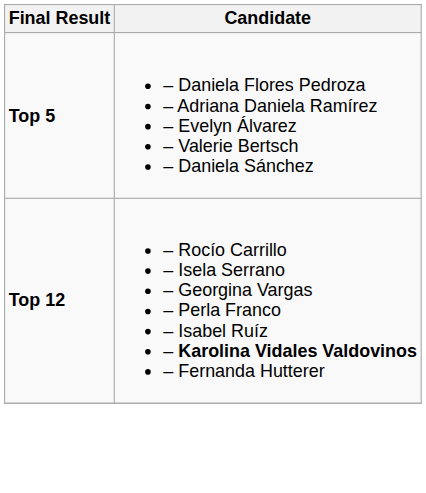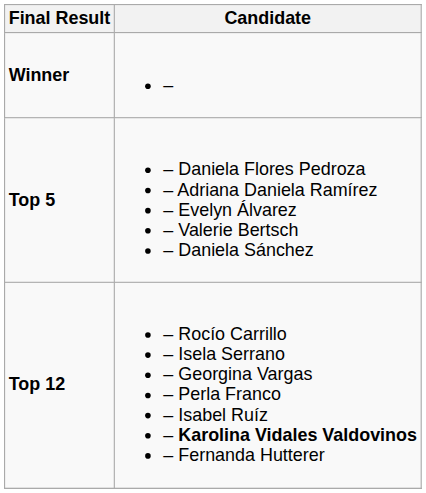+ row: (39, 75)
